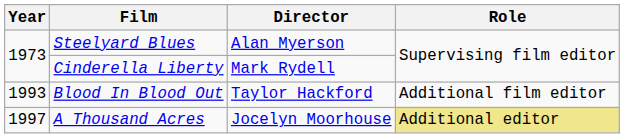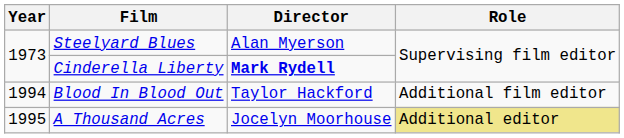(283, 69) normal -> (283, 69) bold
(27, 94) 1993 -> (27, 94) 1994
(27, 120) 1997 -> (27, 120) 1995
